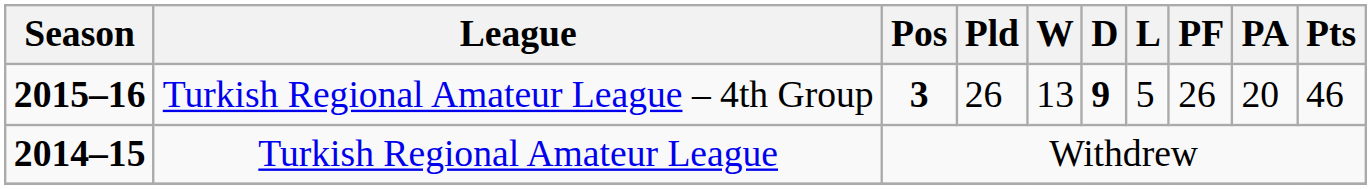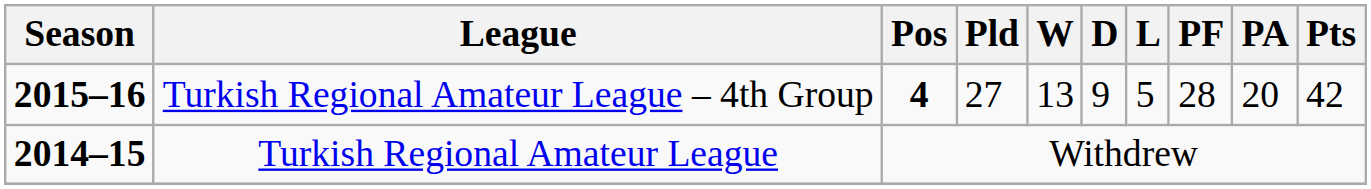(919, 93) 3 -> (919, 93) 4
(983, 93) 26 -> (983, 93) 27
(1101, 93) bold -> (1101, 93) normal
(1197, 93) 26 -> (1197, 93) 28
(1325, 93) 46 -> (1325, 93) 42
